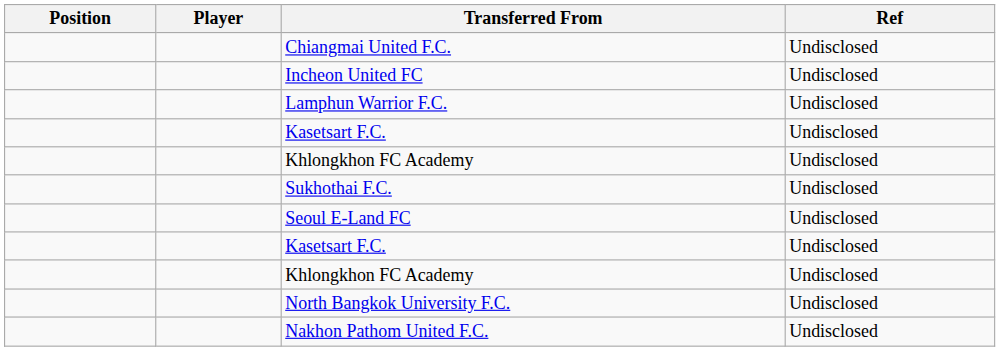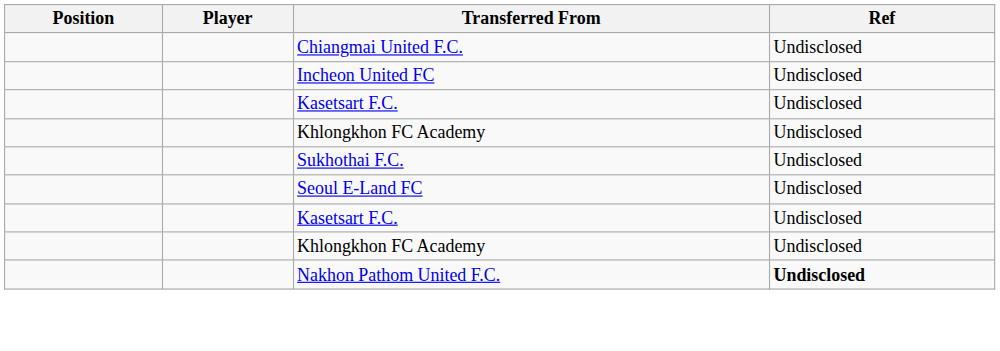- row: (80, 104)
- row: (80, 303)
(834, 331) normal -> (819, 274) bold
